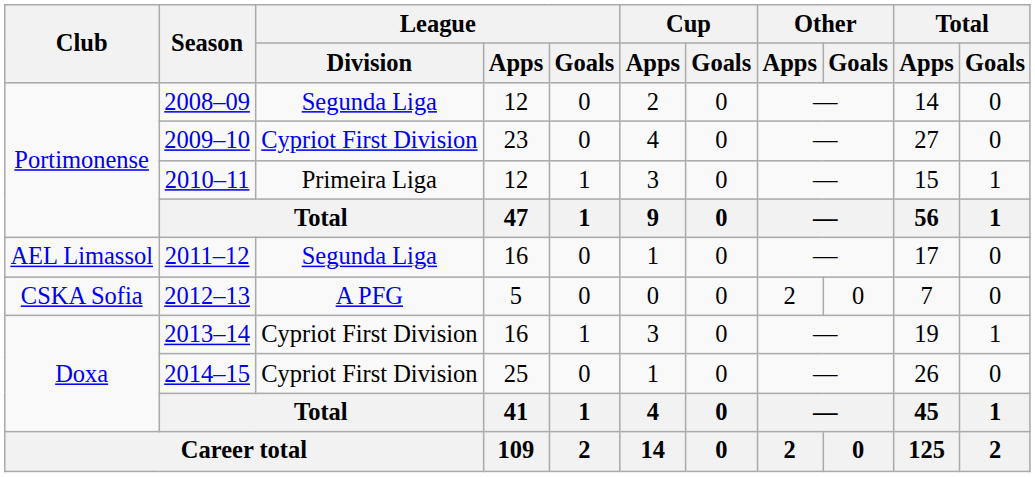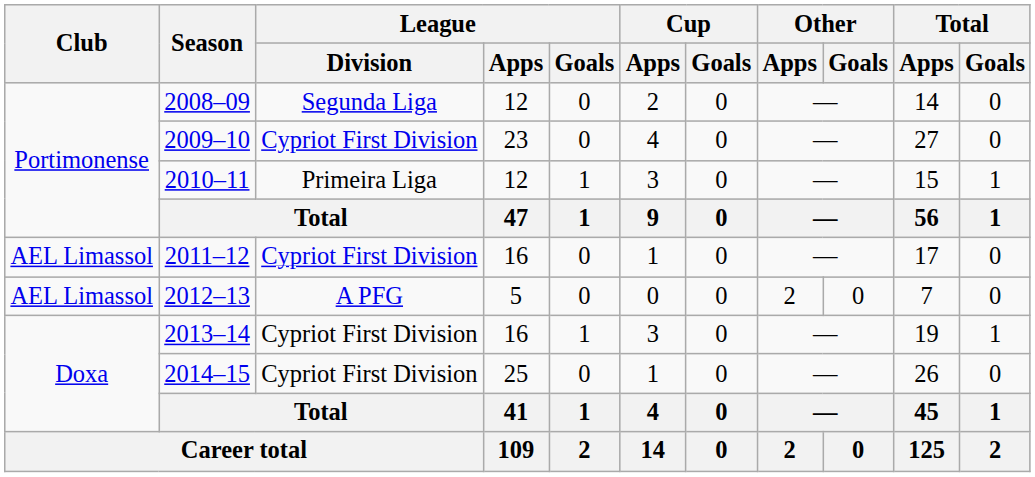(369, 256) Segunda Liga -> (369, 256) Cypriot First Division
(82, 295) CSKA Sofia -> (82, 295) AEL Limassol
